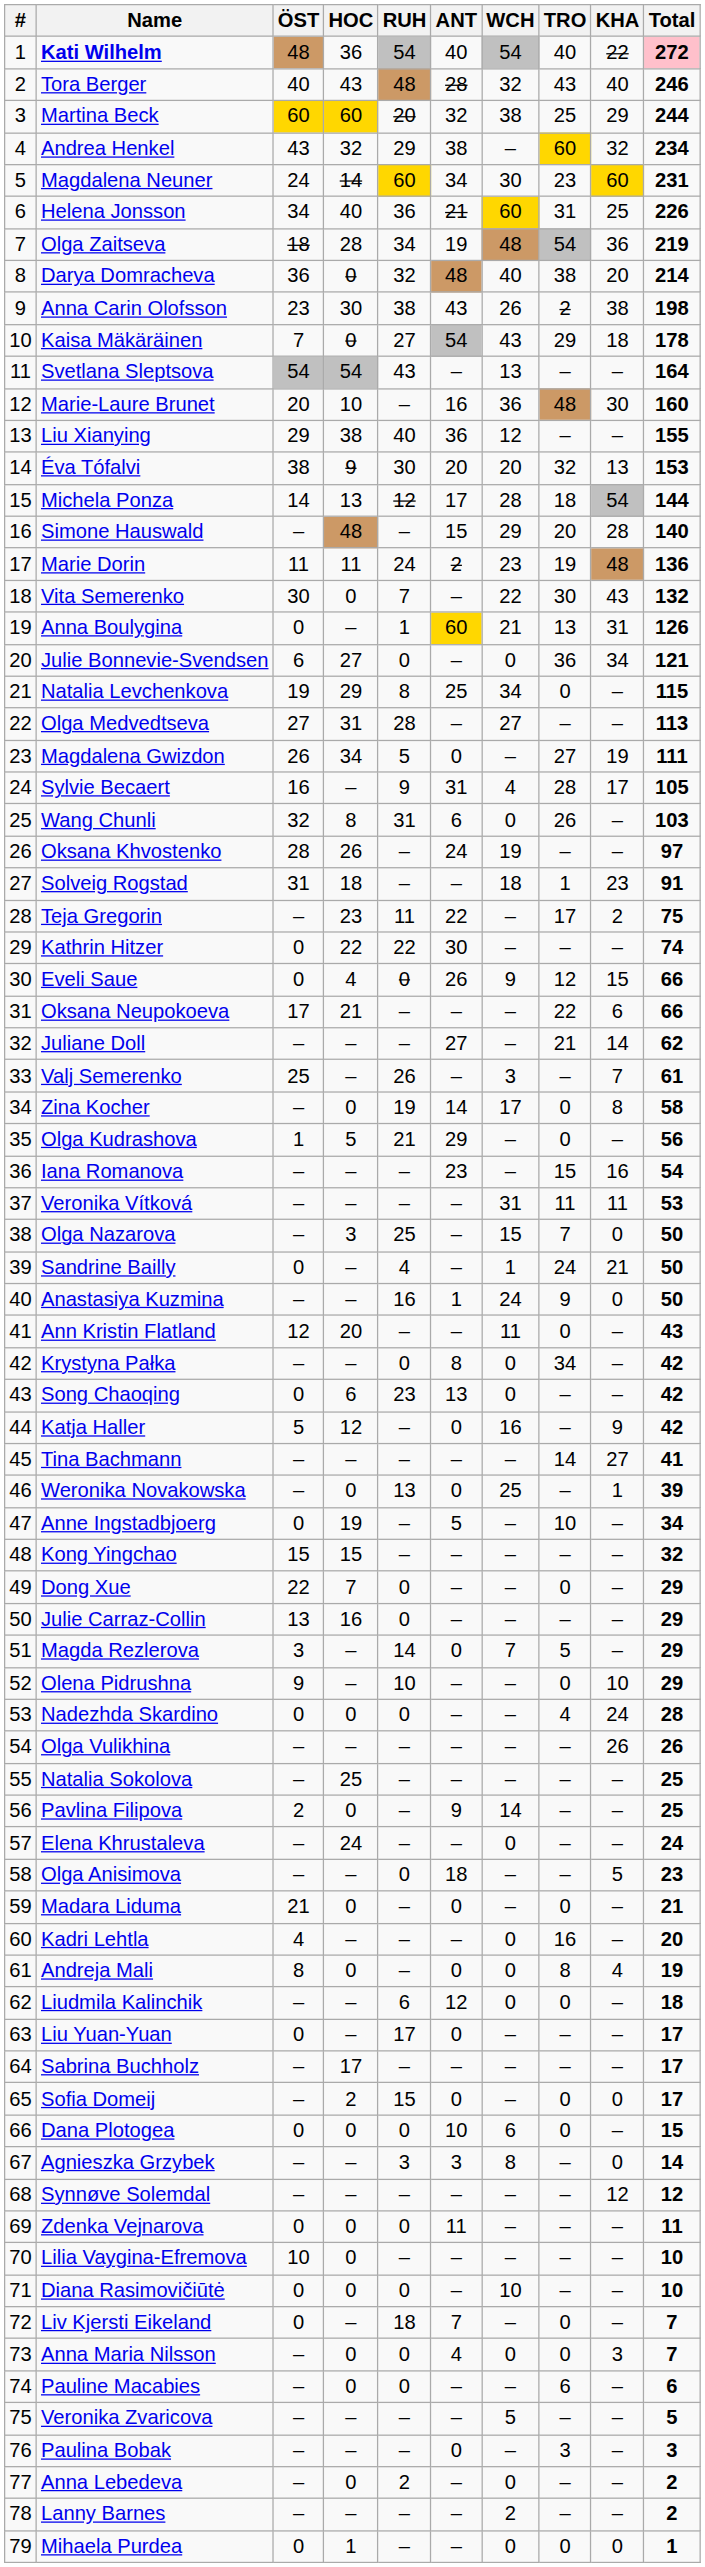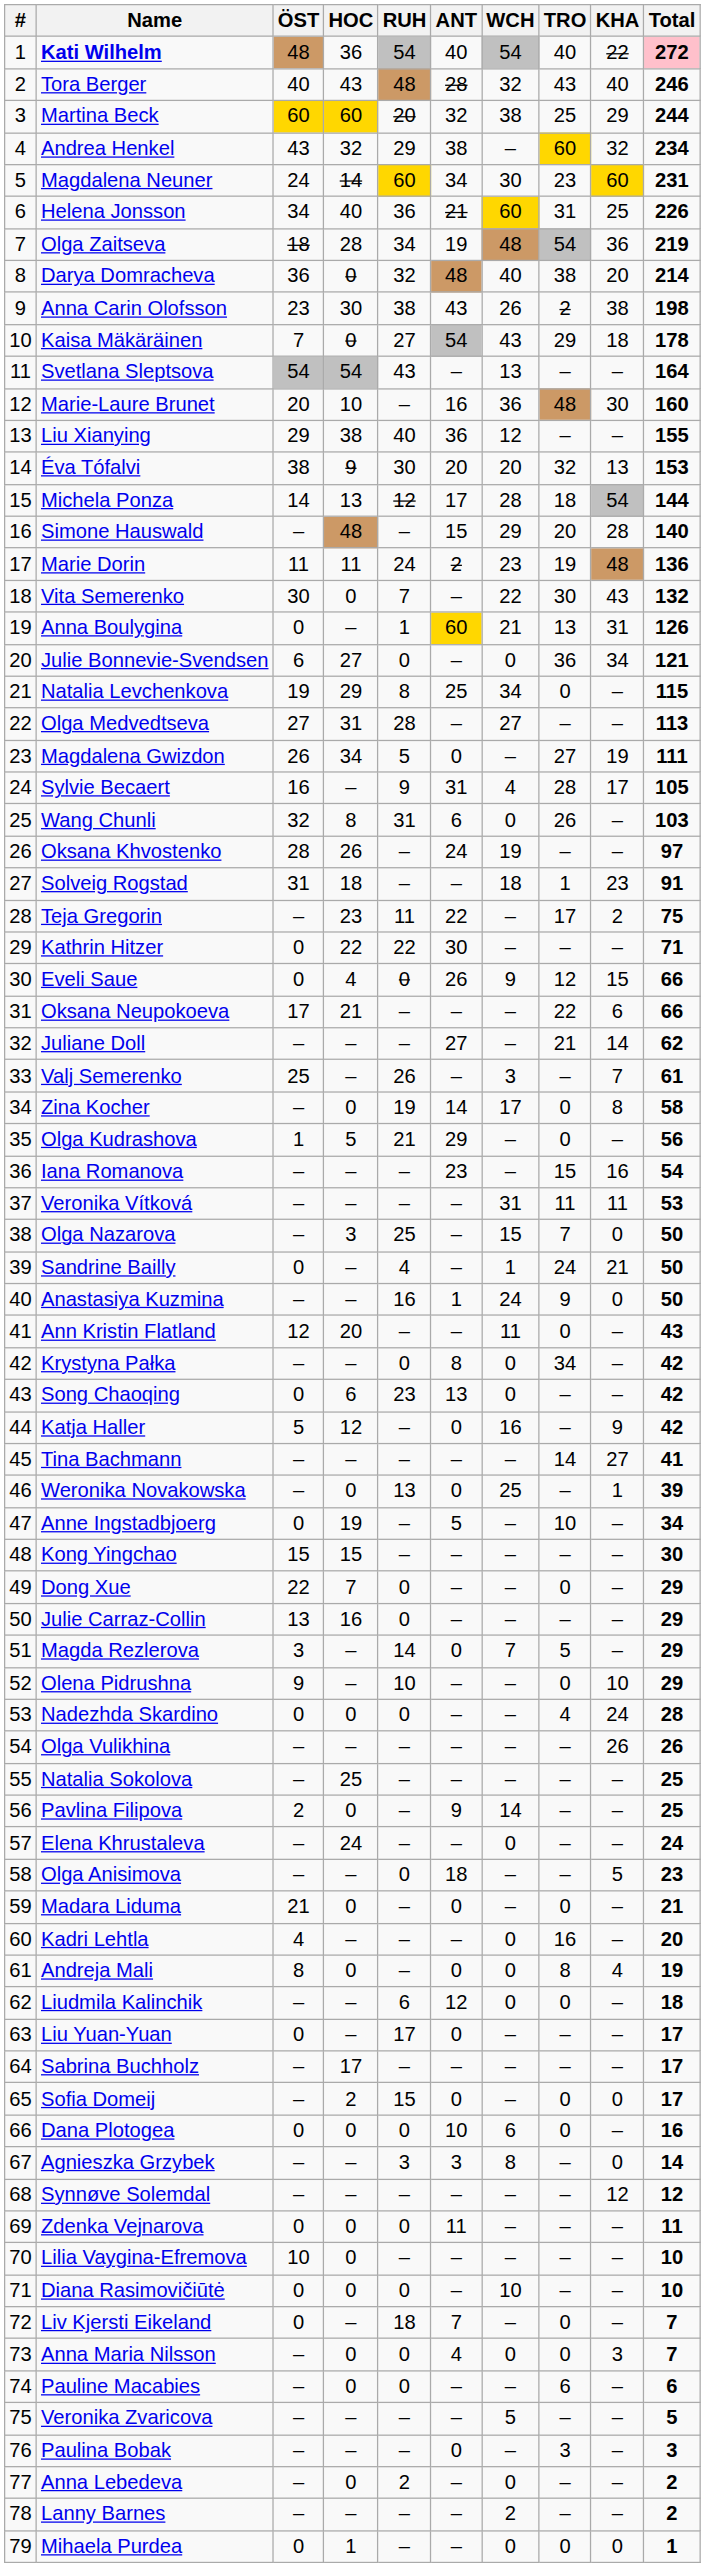(672, 947) 74 -> (672, 947) 71
(672, 1555) 32 -> (672, 1555) 30
(672, 2130) 15 -> (672, 2130) 16
